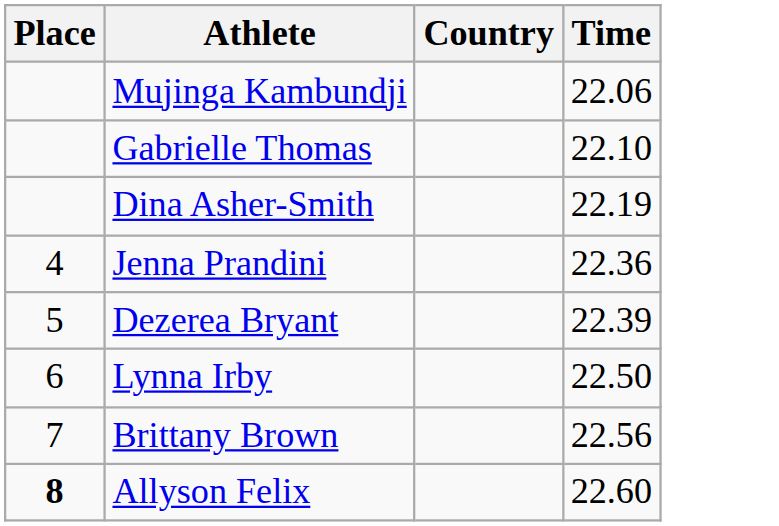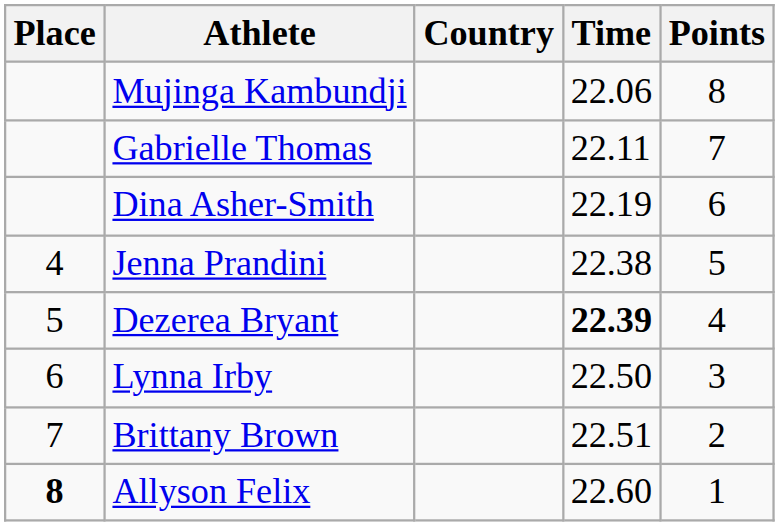+ column: (717, 33)
(611, 147) 22.10 -> (611, 147) 22.11
(611, 262) 22.36 -> (611, 262) 22.38
(611, 319) normal -> (611, 319) bold
(611, 434) 22.56 -> (611, 434) 22.51
